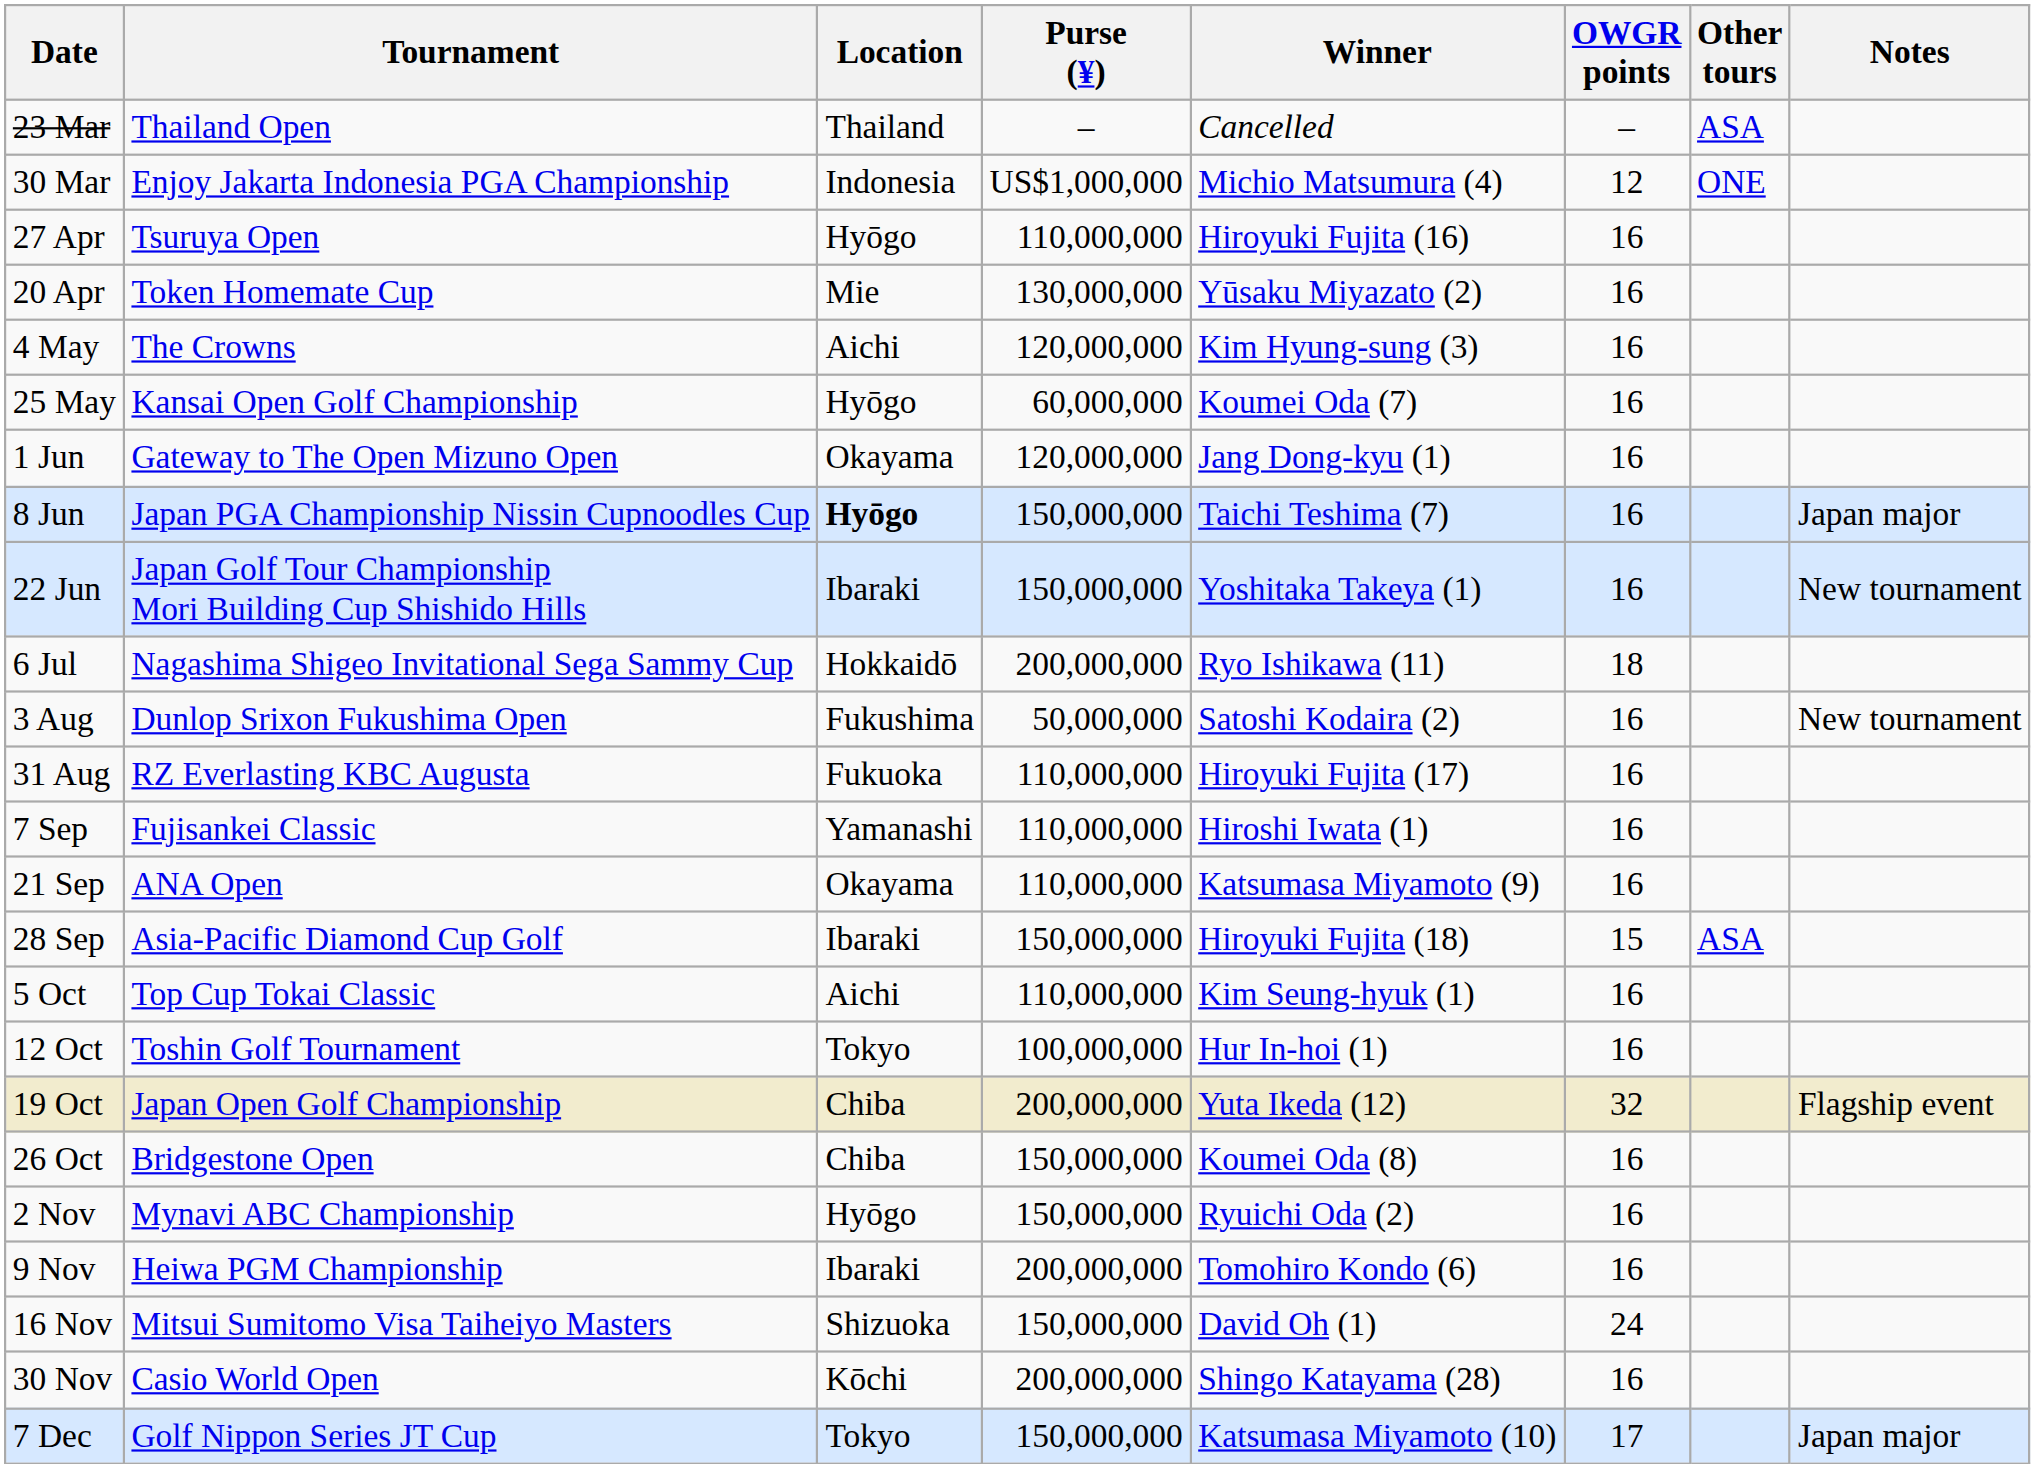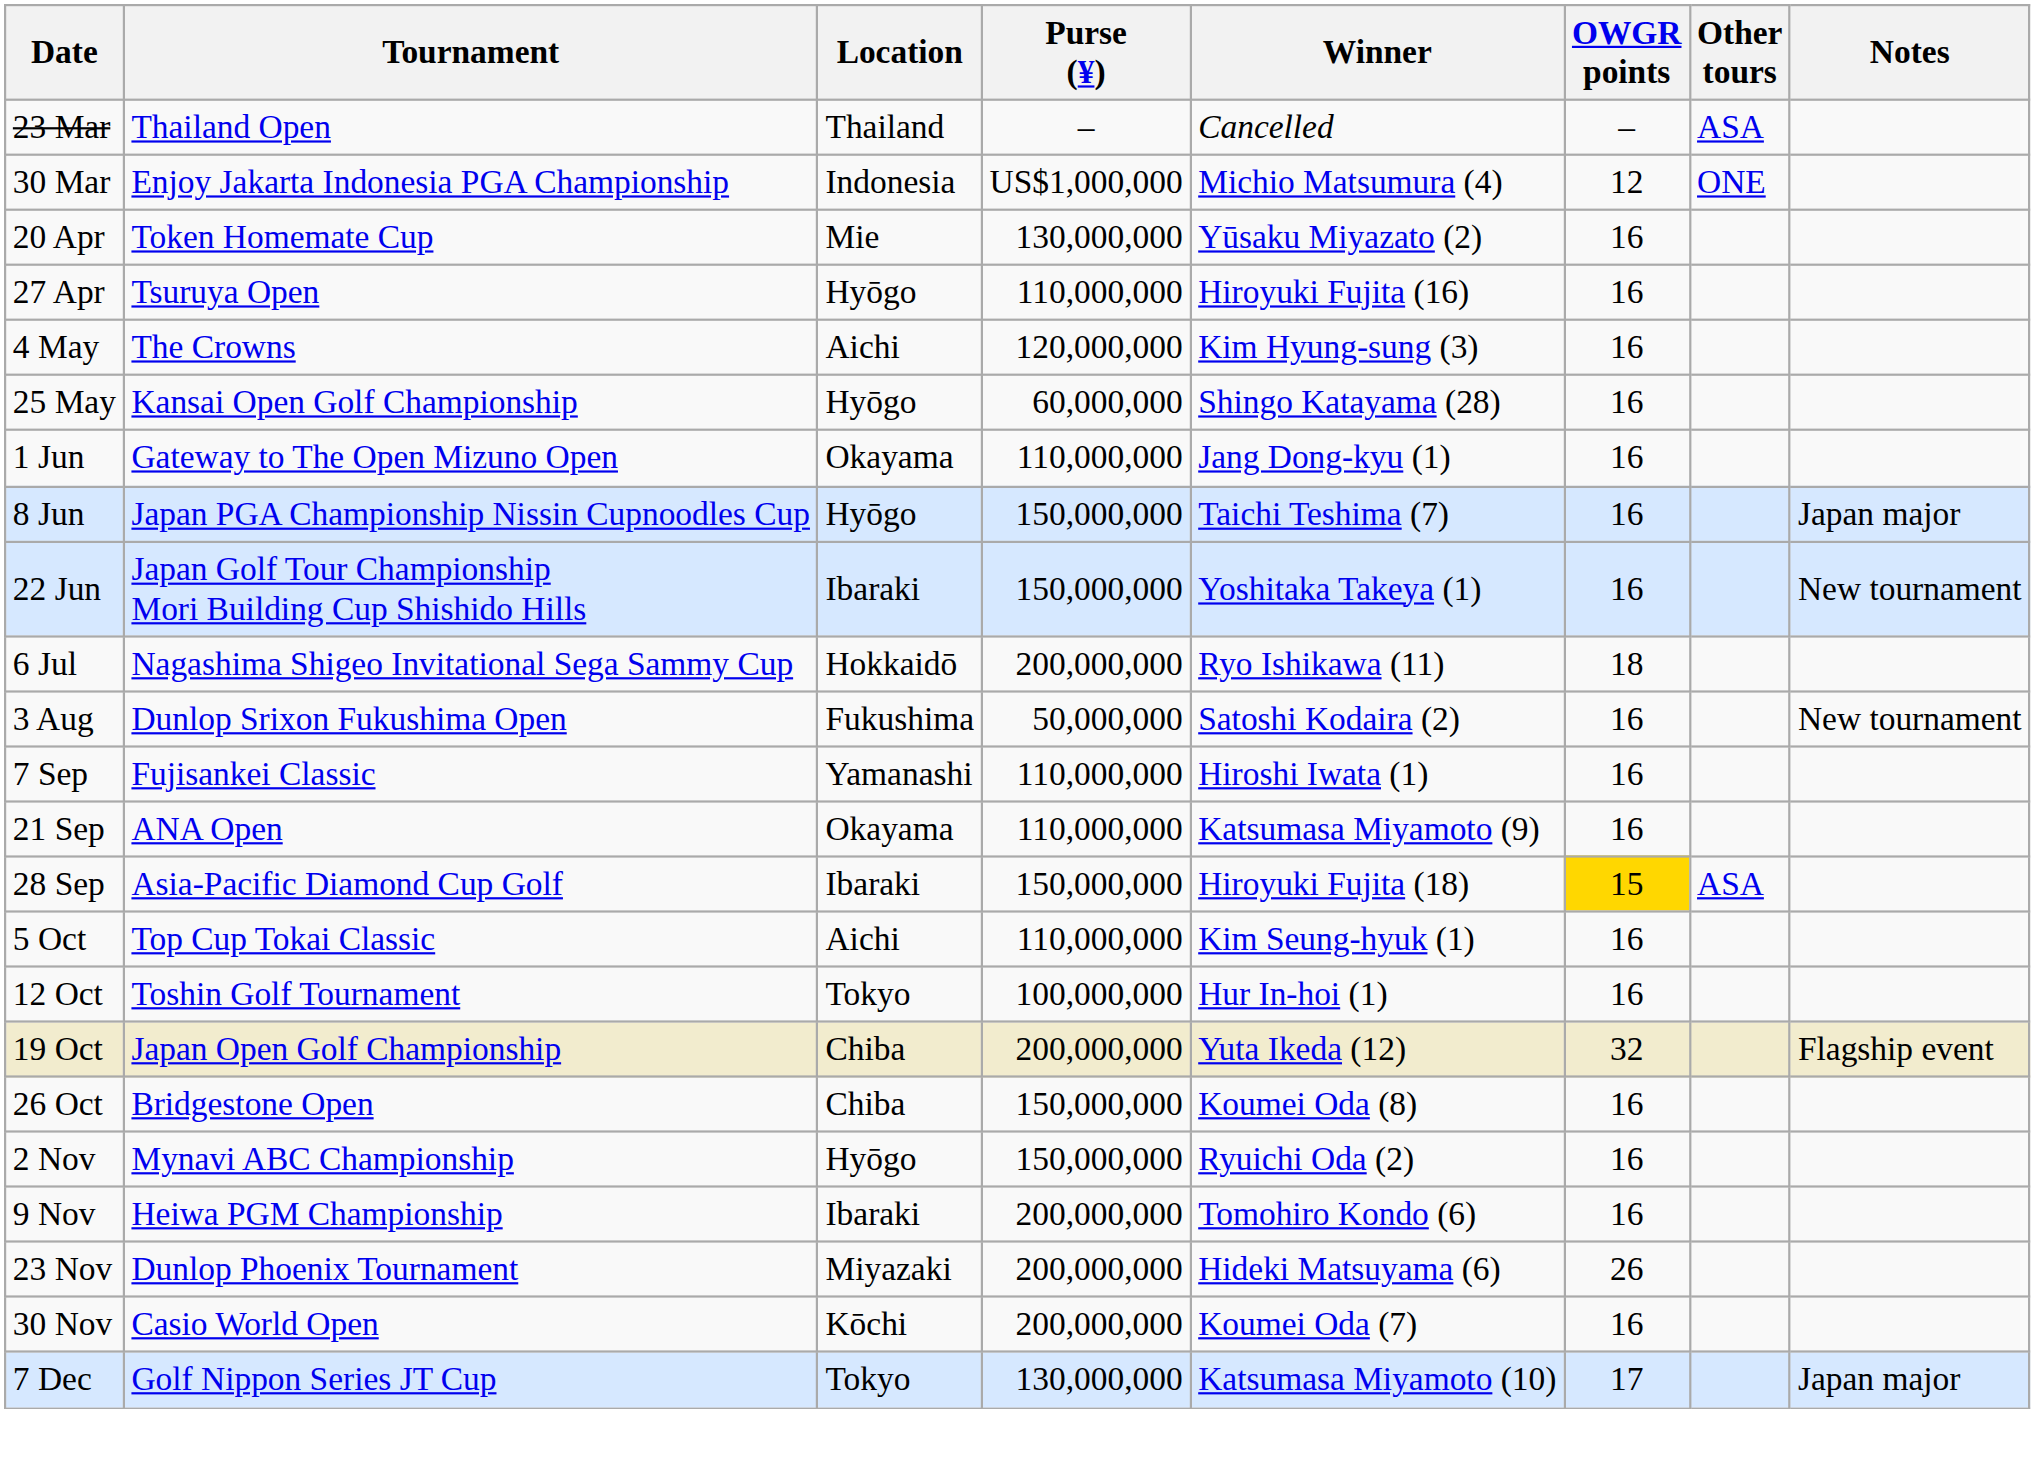rows swapped: (59, 292) <-> (59, 237)
(1308, 402) Koumei Oda (7) -> (1349, 402) Shingo Katayama (28)
(1099, 457) 120,000,000 -> (1100, 457) 110,000,000
(872, 512) bold -> (871, 512) normal
- row: (62, 773)
(1627, 938) no background -> (1627, 883) gold background
- row: (63, 1324)
+ row: (63, 1269)
(1349, 1379) Shingo Katayama (28) -> (1308, 1324) Koumei Oda (7)
(1099, 1434) 150,000,000 -> (1099, 1379) 130,000,000
